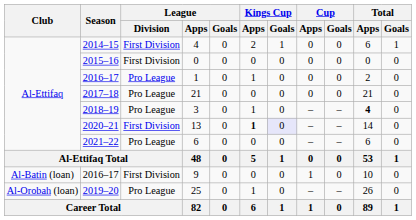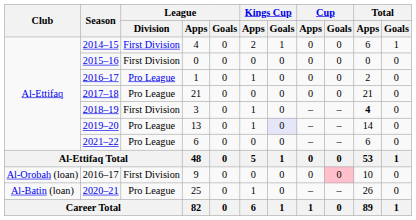(152, 110) Pro League -> (152, 110) First Division
(101, 126) 2020–21 -> (101, 126) 2019–20
(152, 126) First Division -> (152, 126) Pro League
(253, 126) bold -> (253, 126) normal
(42, 175) Al-Batin (loan) -> (42, 175) Al-Orobah (loan)
(311, 175) 1 -> (311, 175) 0
(339, 175) no background -> (339, 175) pink background
(42, 191) Al-Orobah (loan) -> (42, 191) Al-Batin (loan)
(101, 191) 2019–20 -> (101, 191) 2020–21
